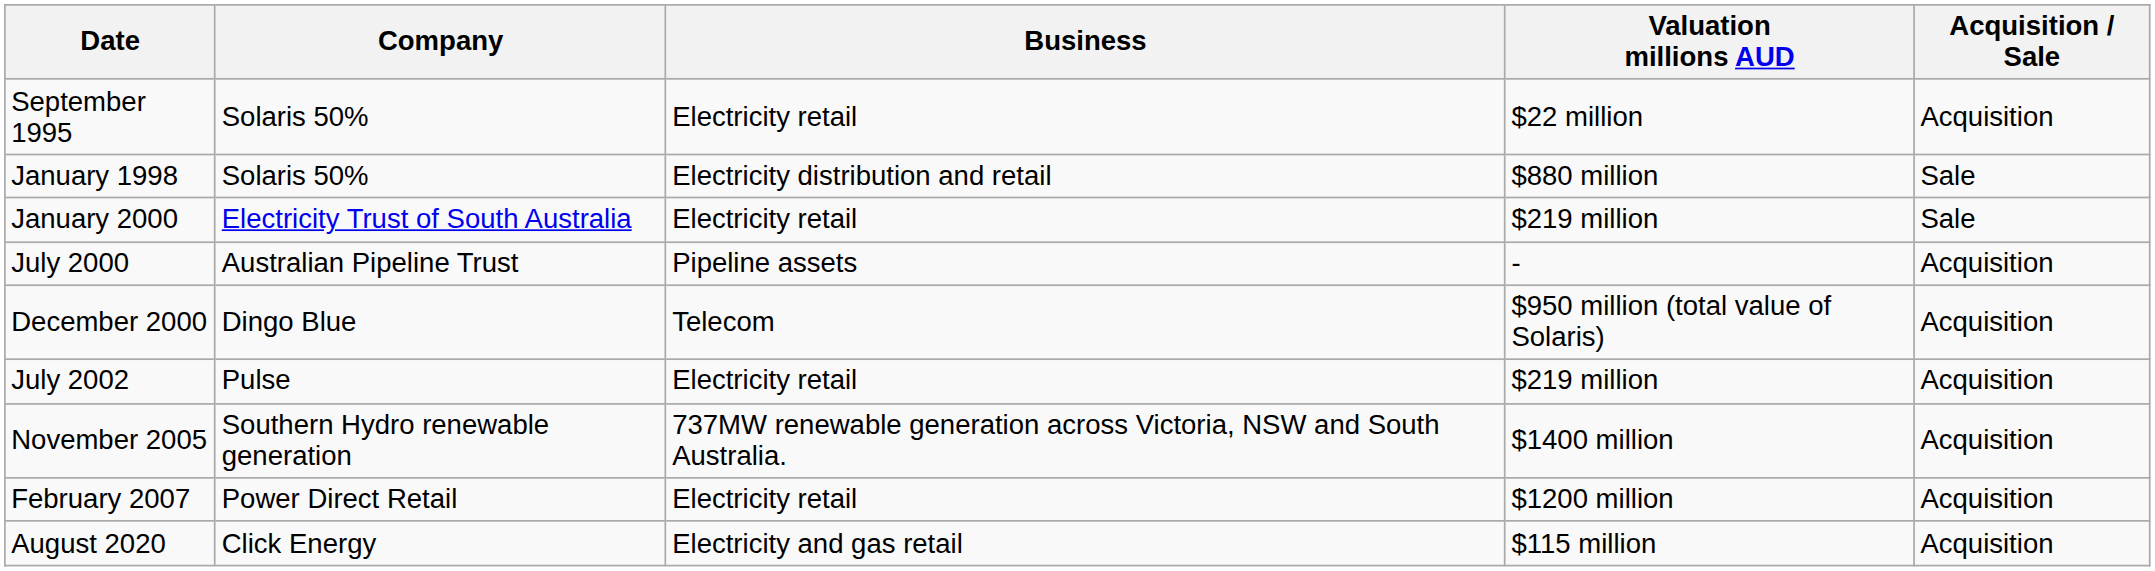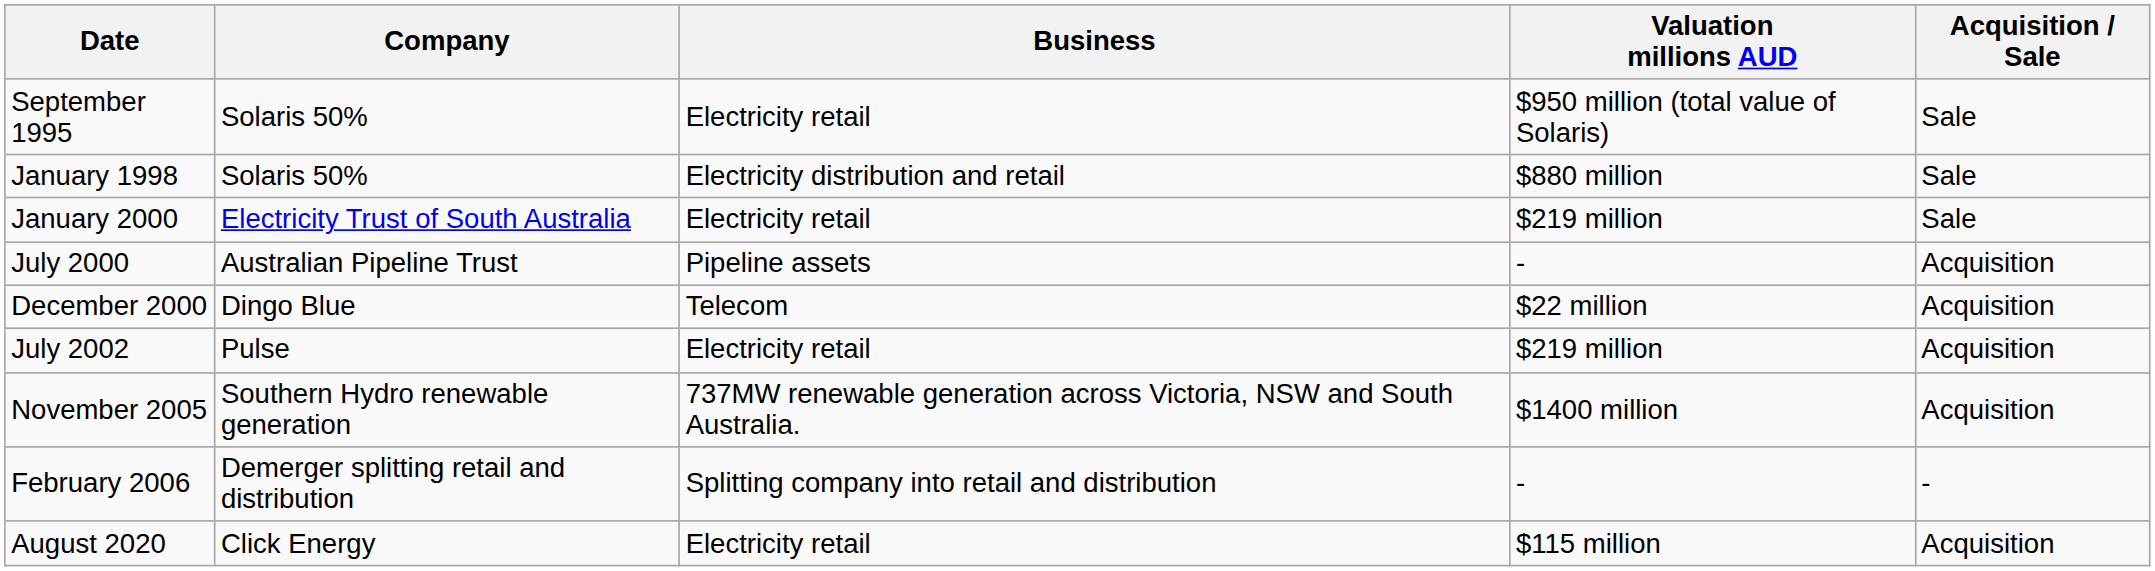(1577, 116) $22 million -> (1676, 116) $950 million (total value of Solaris)
(1987, 116) Acquisition -> (1949, 116) Sale
(1671, 321) $950 million (total value of Solaris) -> (1582, 306) $22 million
+ row: (101, 483)
- row: (101, 499)
(817, 542) Electricity and gas retail -> (778, 542) Electricity retail
